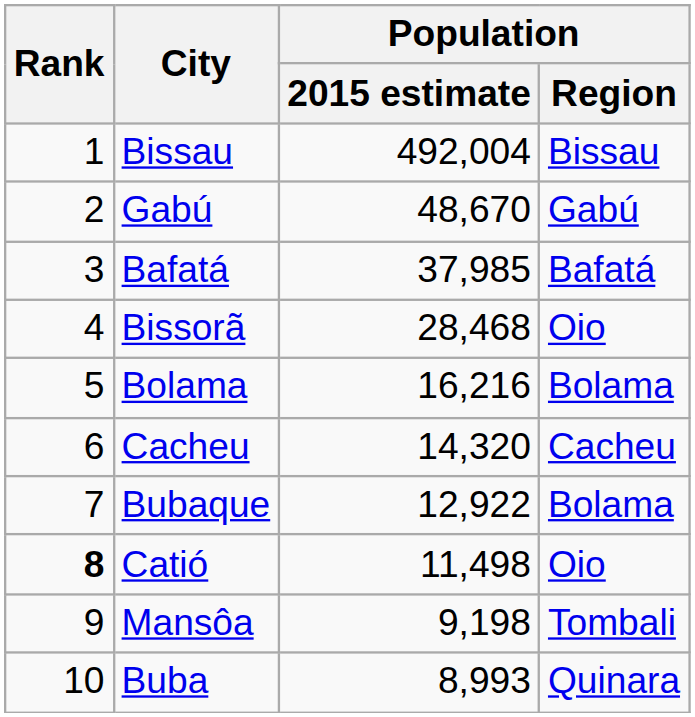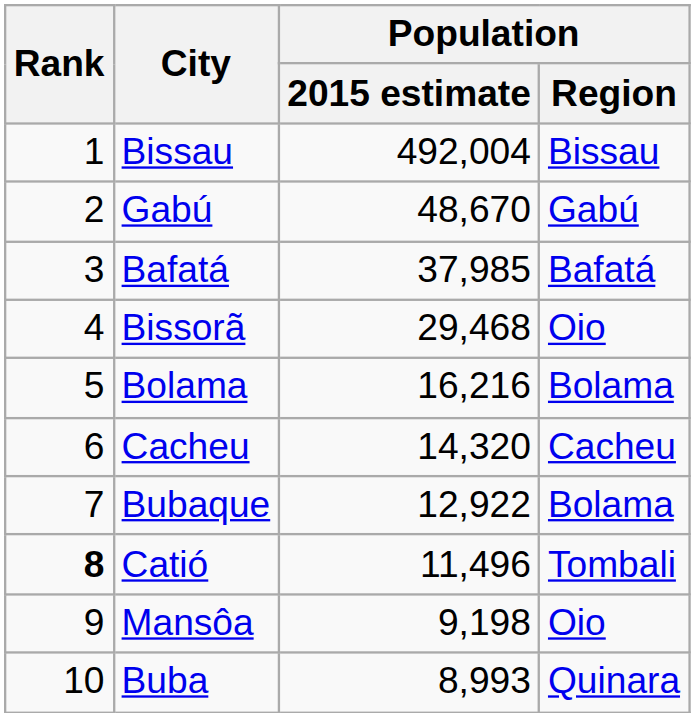(474, 328) 28,468 -> (474, 328) 29,468
(475, 563) 11,498 -> (475, 563) 11,496
(577, 563) Oio -> (612, 563) Tombali
(612, 622) Tombali -> (577, 622) Oio
